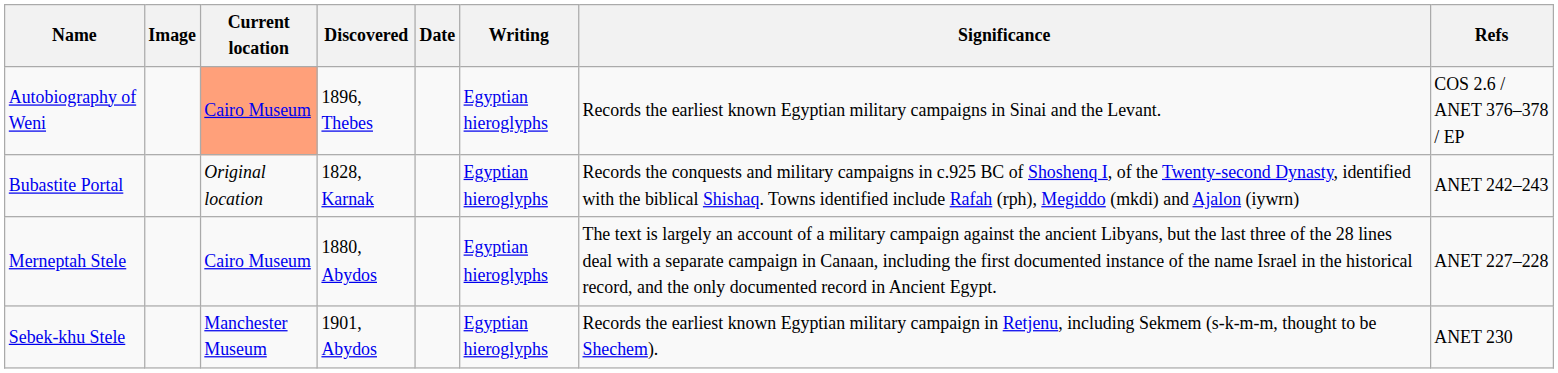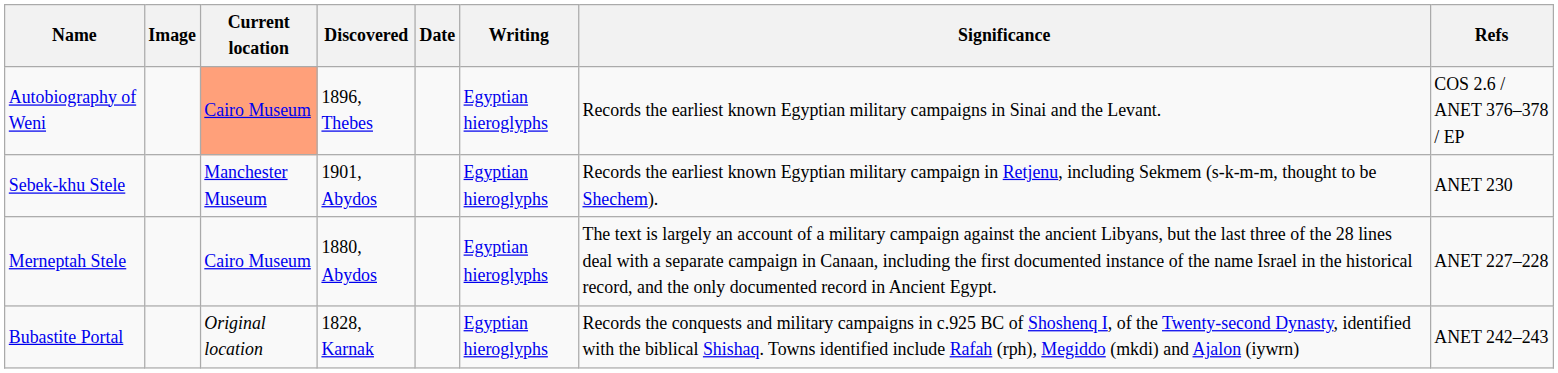rows swapped: (67, 336) <-> (66, 186)
